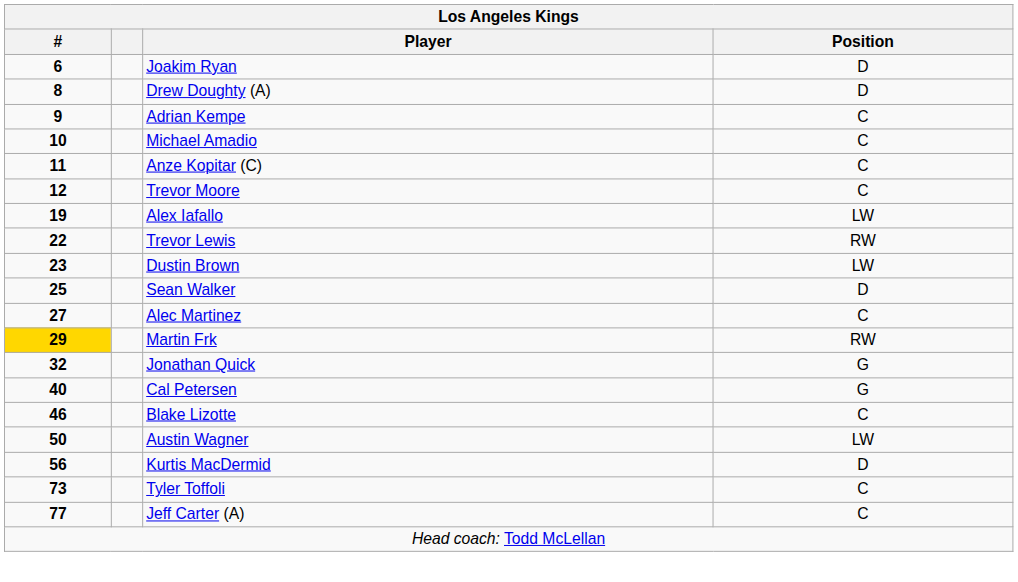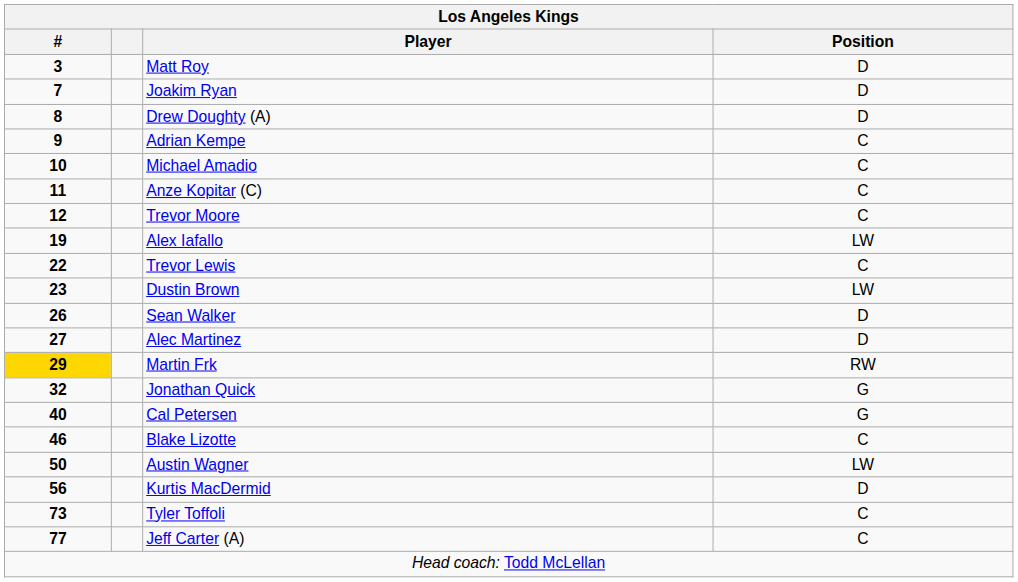+ row: (178, 66)
(58, 66) 6 -> (58, 91) 7
(863, 240) RW -> (863, 265) C
(58, 290) 25 -> (58, 315) 26
(863, 315) C -> (863, 340) D
